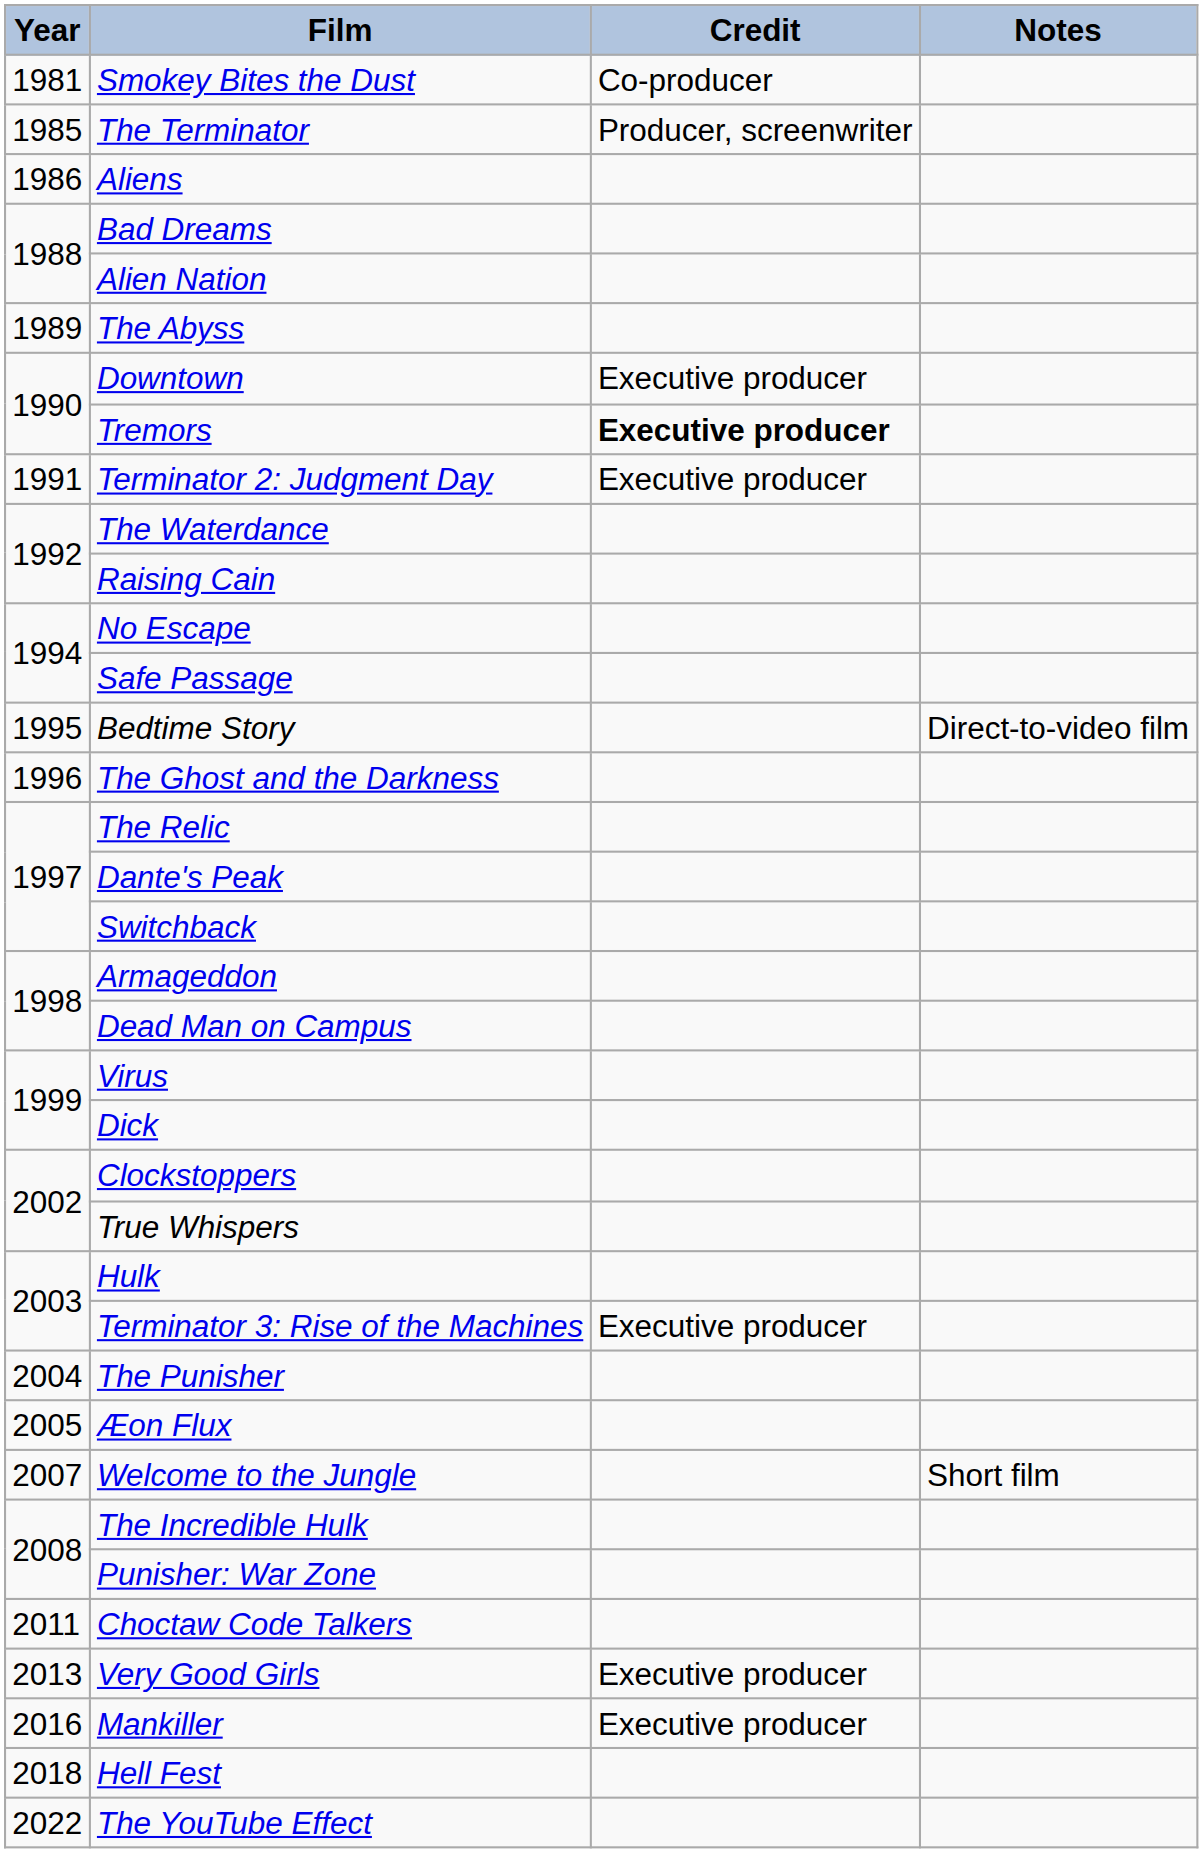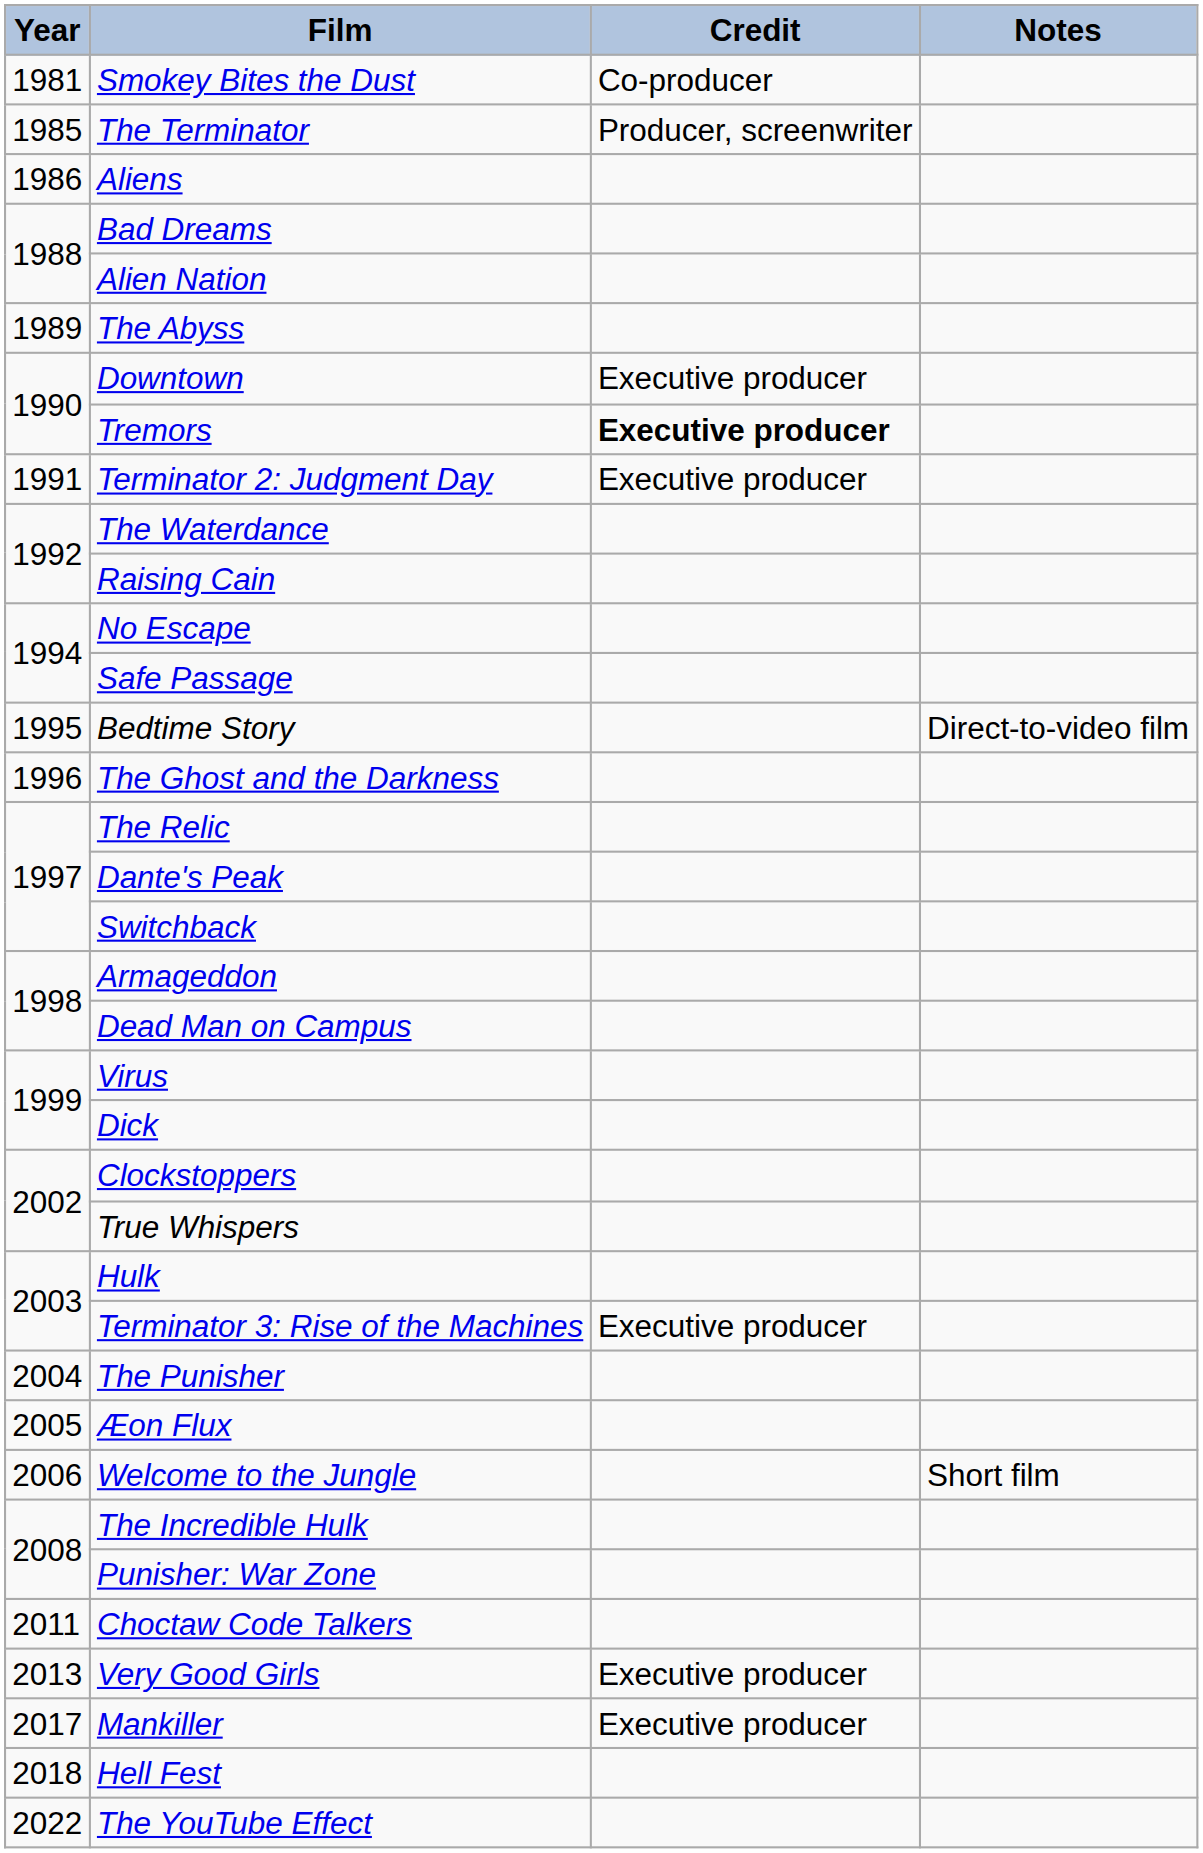(47, 1475) 2007 -> (47, 1475) 2006
(47, 1724) 2016 -> (47, 1724) 2017
